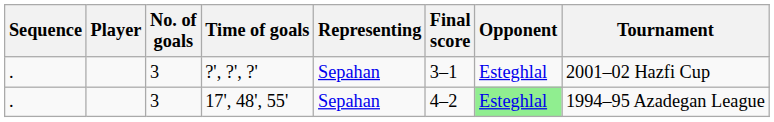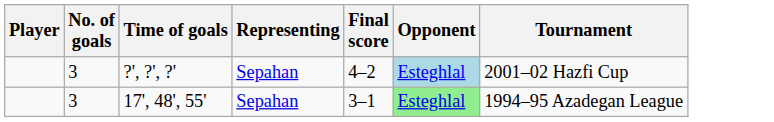- column: (45, 30)
(444, 71) 3–1 -> (362, 71) 4–2
(513, 71) no background -> (431, 71) lightblue background
(444, 101) 4–2 -> (362, 101) 3–1
